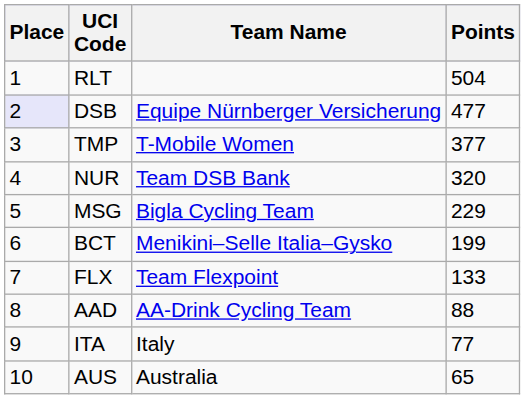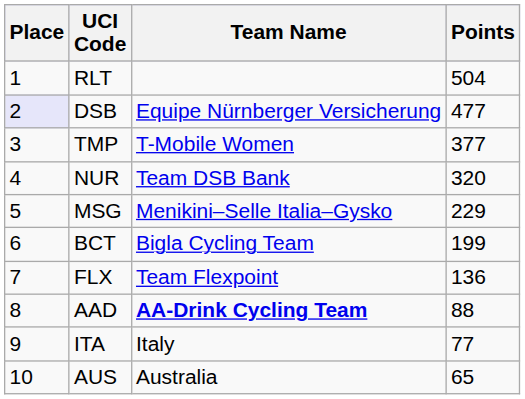(225, 210) Bigla Cycling Team -> (264, 210) Menikini–Selle Italia–Gysko
(264, 244) Menikini–Selle Italia–Gysko -> (225, 244) Bigla Cycling Team
(468, 277) 133 -> (468, 277) 136
(244, 310) normal -> (252, 310) bold
